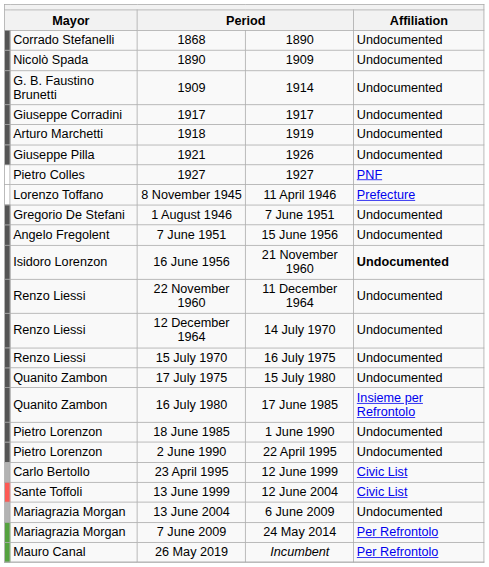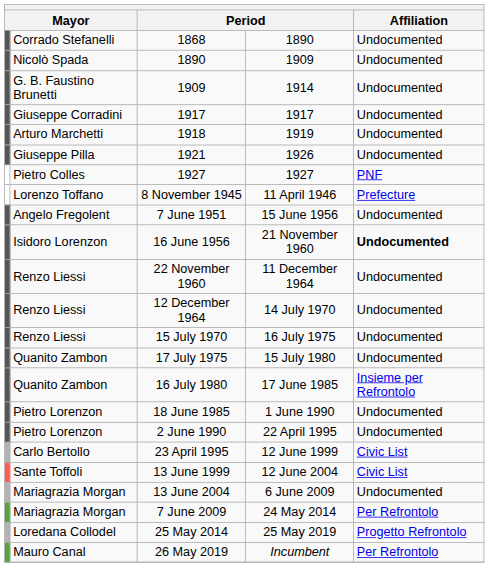- row: (192, 214)
+ row: (192, 532)
